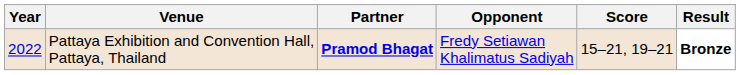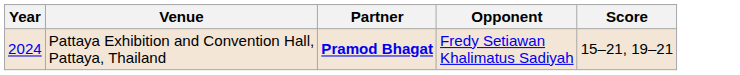- column: (706, 17)
(25, 49) 2022 -> (25, 49) 2024
